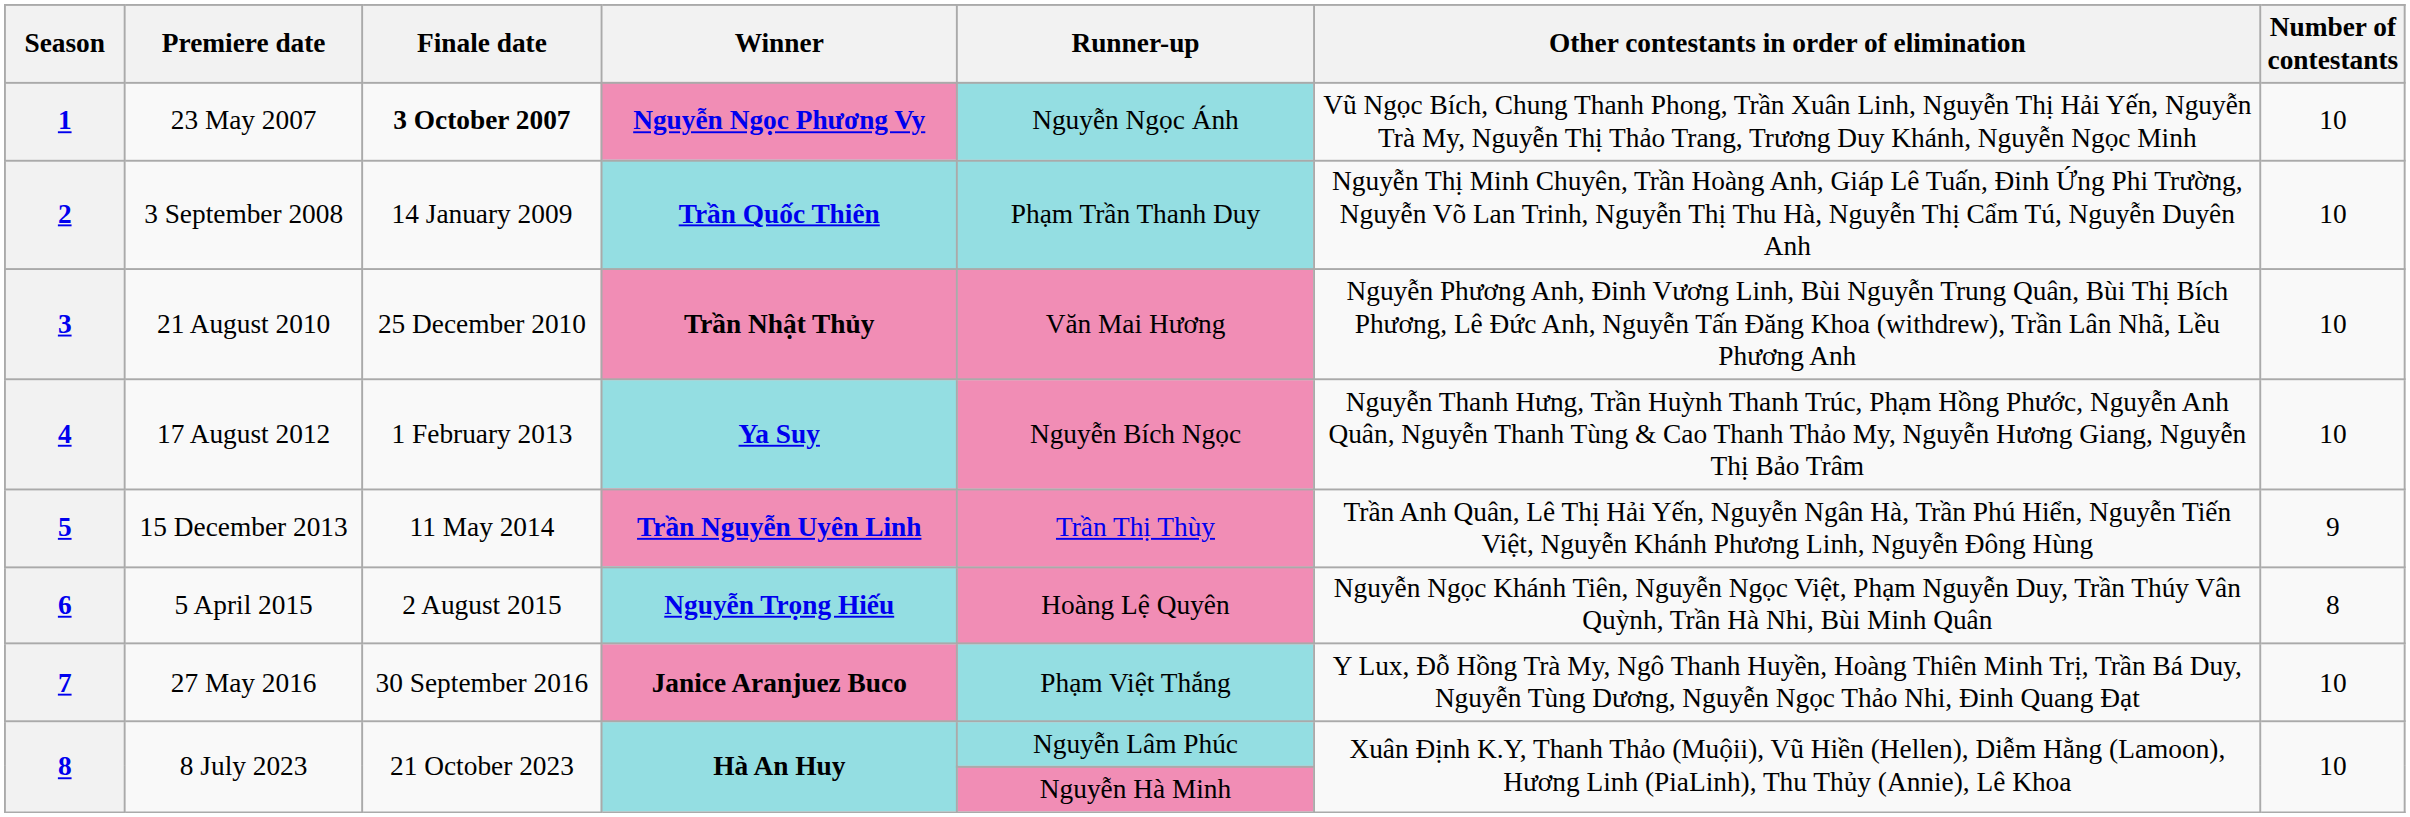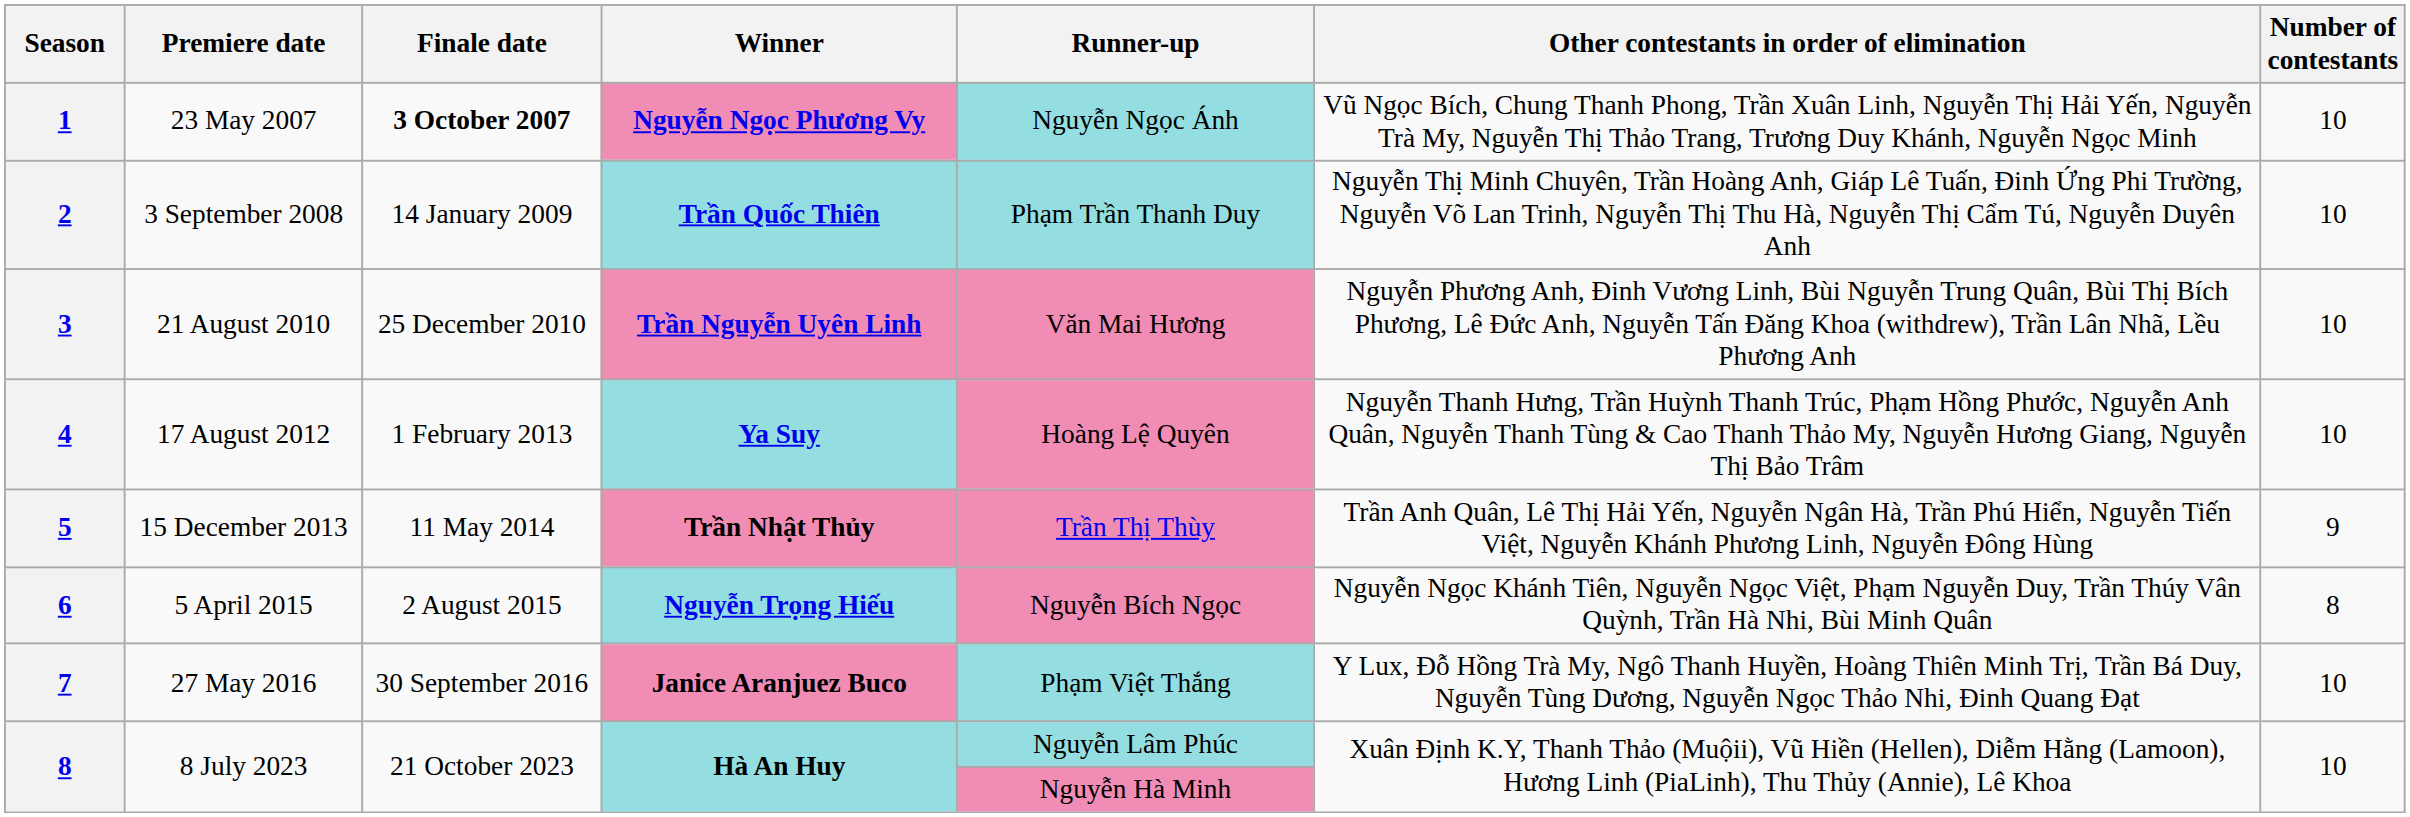(779, 324) Trần Nhật Thủy -> (779, 324) Trần Nguyễn Uyên Linh
(1135, 434) Nguyễn Bích Ngọc -> (1135, 434) Hoàng Lệ Quyên
(779, 527) Trần Nguyễn Uyên Linh -> (779, 527) Trần Nhật Thủy
(1135, 605) Hoàng Lệ Quyên -> (1135, 605) Nguyễn Bích Ngọc
